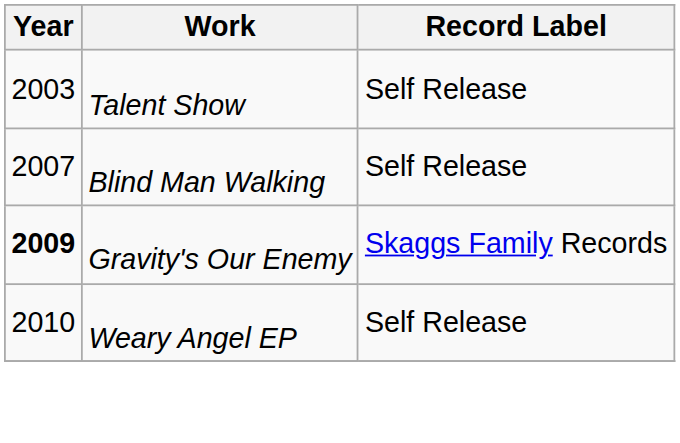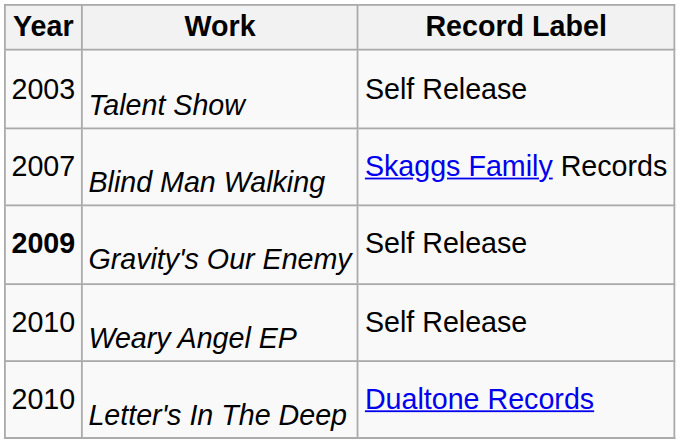(446, 166) Self Release -> (516, 166) Skaggs Family Records
(516, 244) Skaggs Family Records -> (446, 244) Self Release
+ row: (218, 415)
